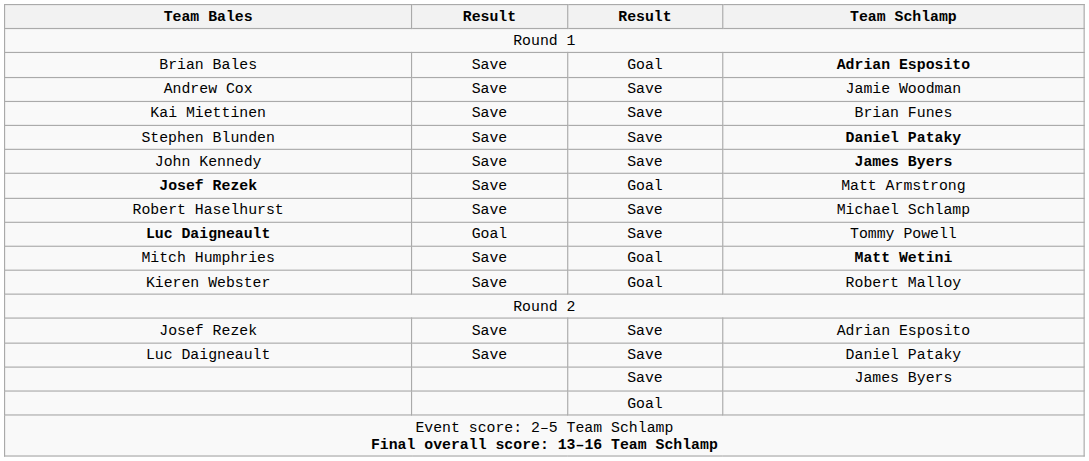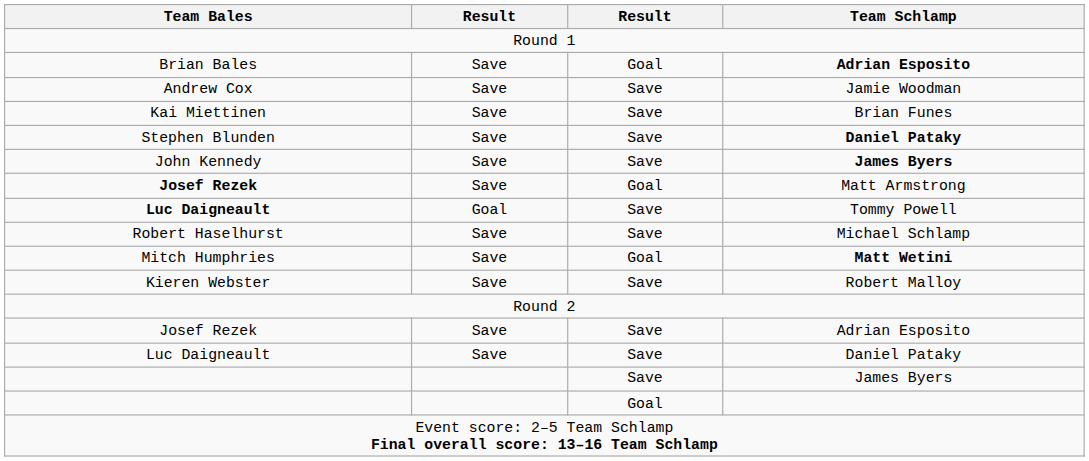rows swapped: (208, 234) <-> (208, 210)
(645, 282) Goal -> (645, 282) Save
